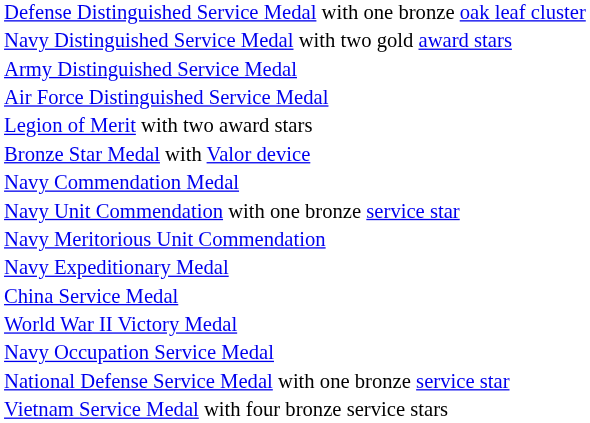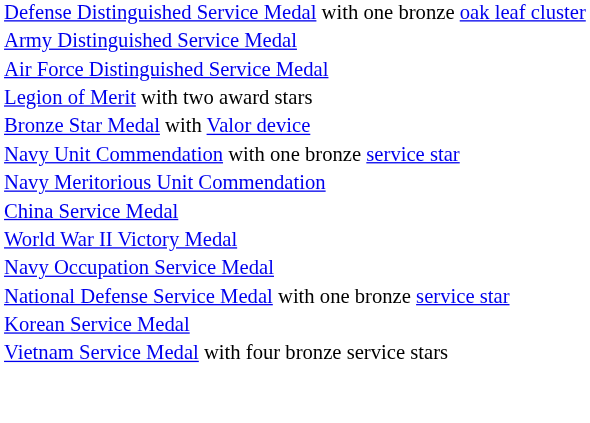- row: (258, 40)
- row: (122, 182)
- row: (116, 267)
+ row: (97, 324)
